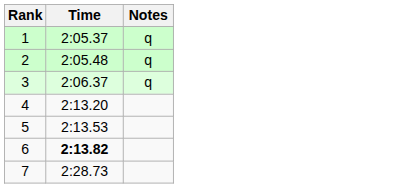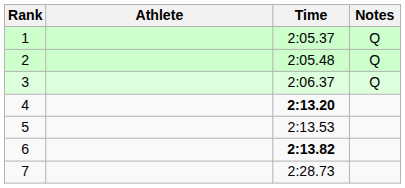+ column: (159, 15)
(148, 37) q -> (375, 37) Q
(148, 60) q -> (375, 60) Q
(148, 82) q -> (375, 82) Q
(85, 104) normal -> (311, 104) bold
